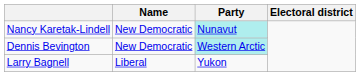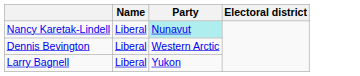(154, 29) New Democratic -> (131, 29) Liberal
(154, 46) New Democratic -> (131, 46) Liberal
(231, 46) paleturquoise background -> (185, 46) no background
